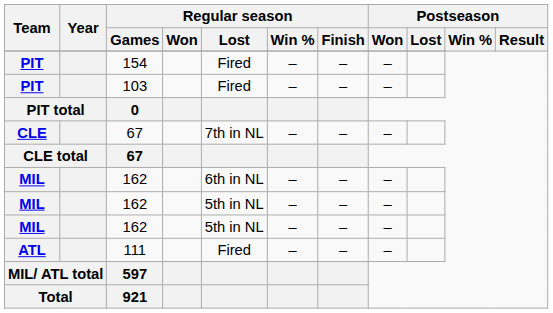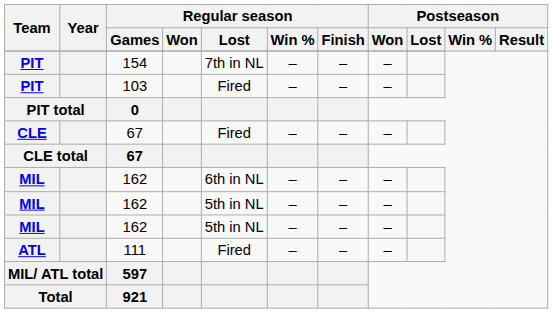(234, 63) Fired -> (234, 63) 7th in NL
(234, 133) 7th in NL -> (234, 133) Fired
